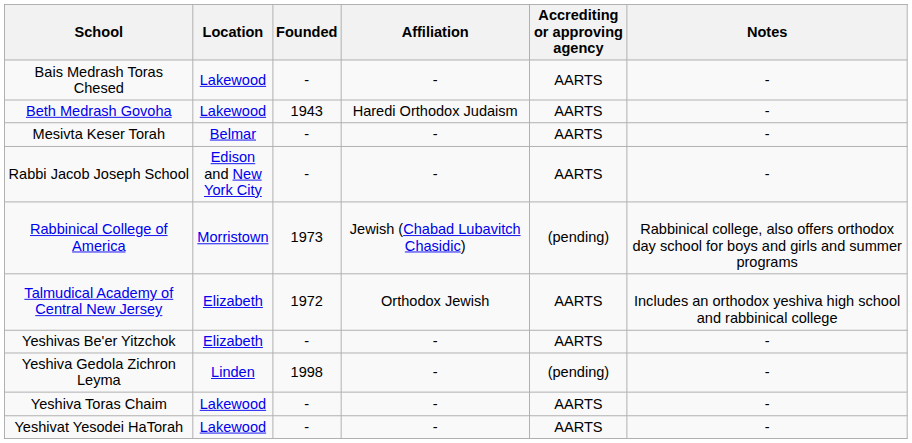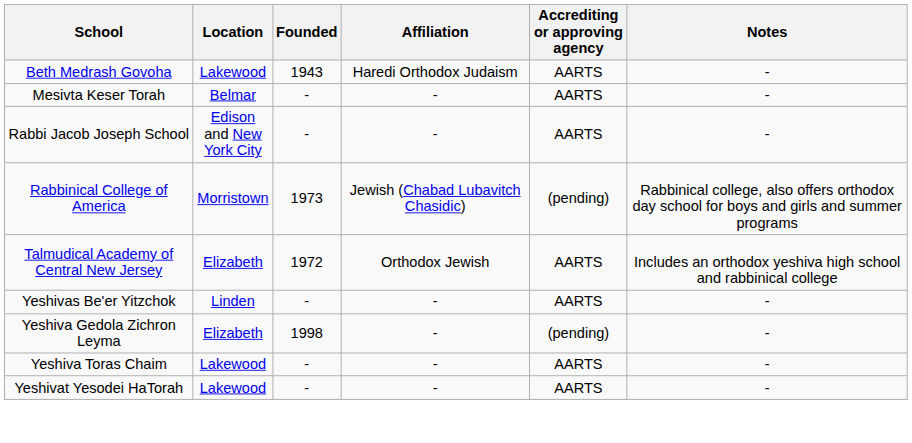- row: (99, 80)
(233, 341) Elizabeth -> (233, 302) Linden
(233, 372) Linden -> (233, 333) Elizabeth
